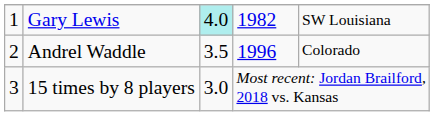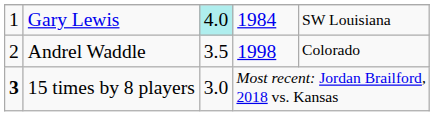(257, 19) 1982 -> (257, 19) 1984
(257, 50) 1996 -> (257, 50) 1998
(14, 88) normal -> (14, 88) bold
